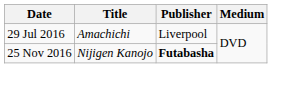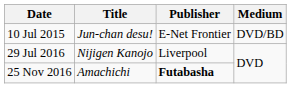+ row: (36, 33)
(104, 33) Amachichi -> (115, 53) Nijigen Kanojo
(115, 53) Nijigen Kanojo -> (104, 72) Amachichi
